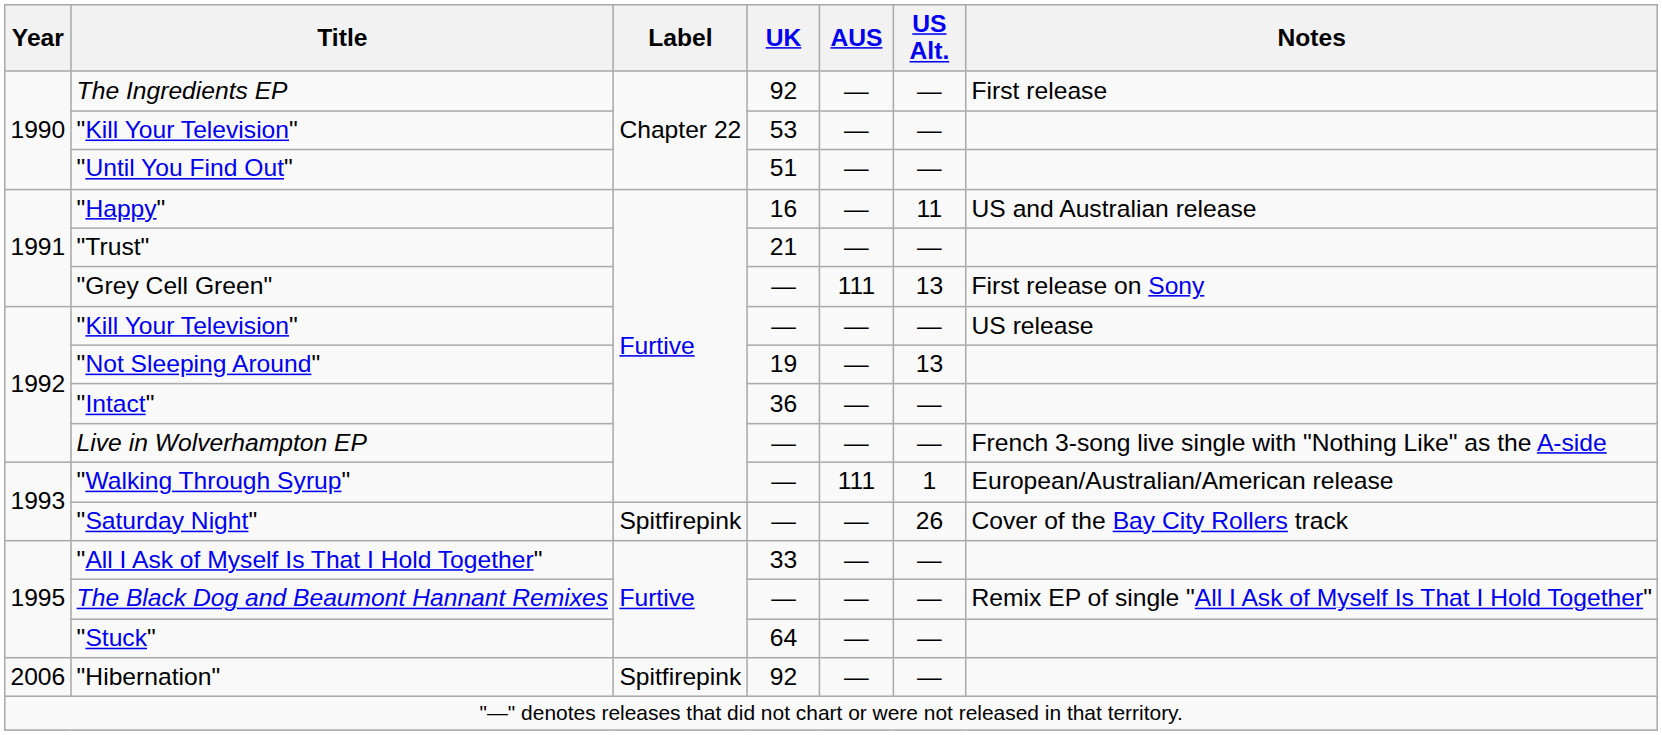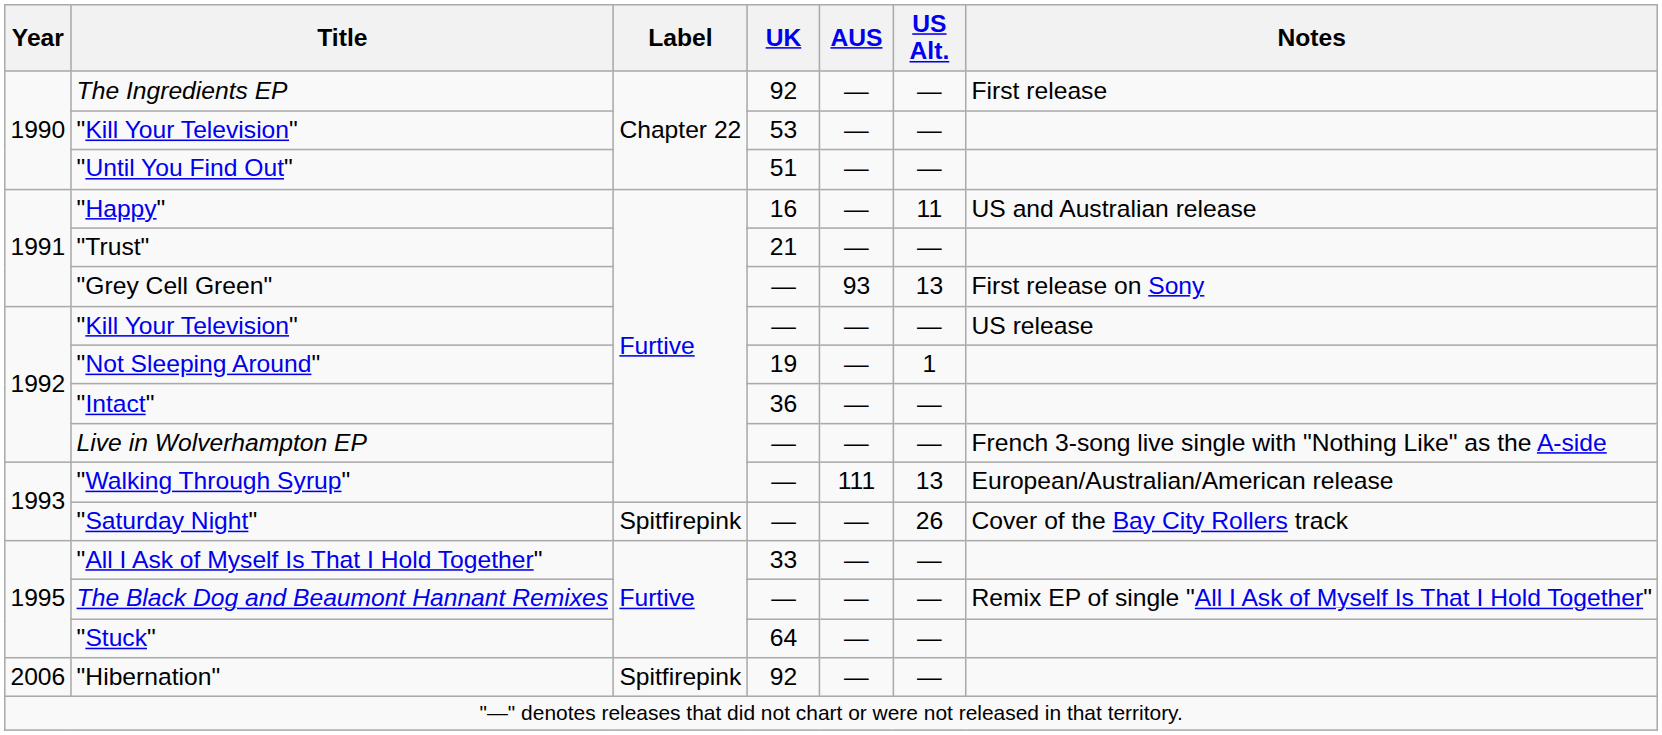(856, 286) 111 -> (856, 286) 93
(929, 364) 13 -> (929, 364) 1
(929, 481) 1 -> (929, 481) 13
